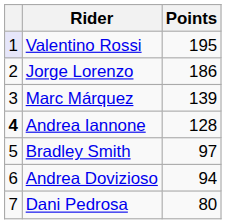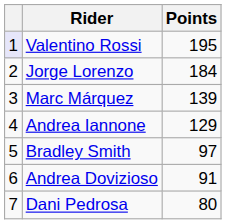(203, 72) 186 -> (203, 72) 184
(13, 125) bold -> (13, 125) normal
(203, 125) 128 -> (203, 125) 129
(208, 178) 94 -> (208, 178) 91
